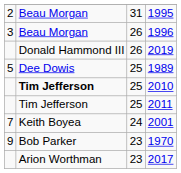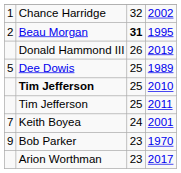+ row: (161, 13)
(136, 13) normal -> (136, 31) bold
- row: (161, 31)
